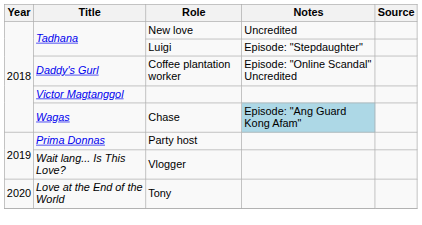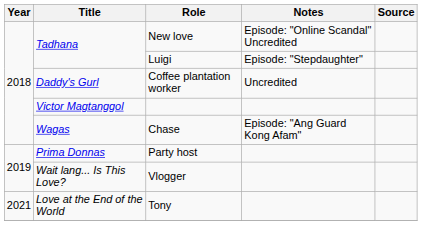(271, 30) Uncredited -> (308, 36) Episode: "Online Scandal" Uncredited
(308, 71) Episode: "Online Scandal" Uncredited -> (271, 83) Uncredited
(295, 117) lightblue background -> (295, 130) no background
(19, 194) 2020 -> (19, 206) 2021
